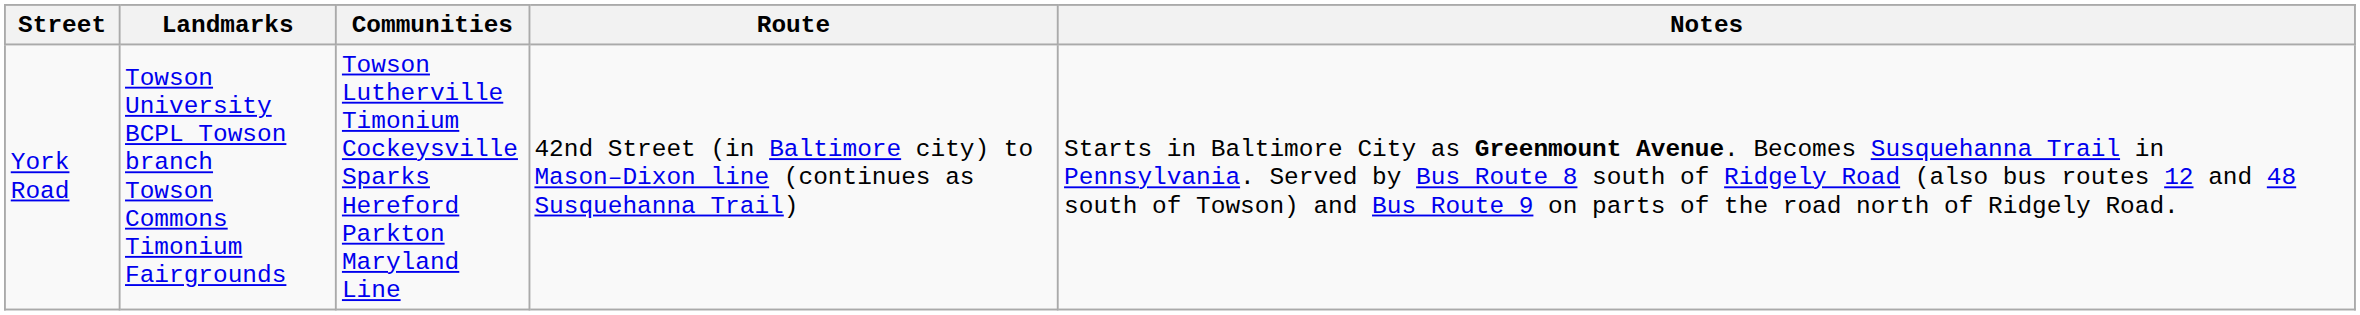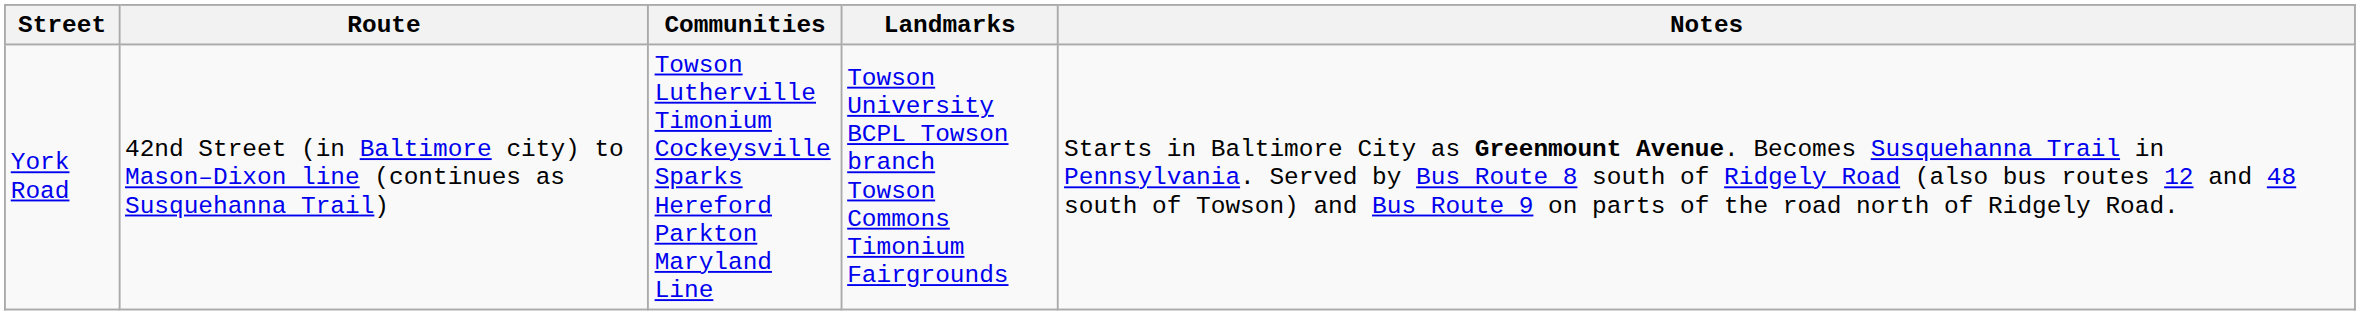columns swapped: (793, 25) <-> (228, 25)
